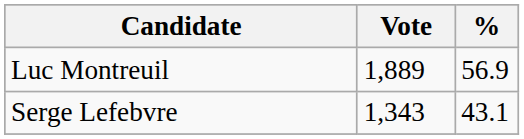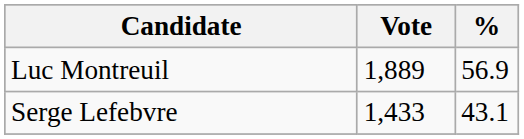(394, 112) 1,343 -> (394, 112) 1,433
